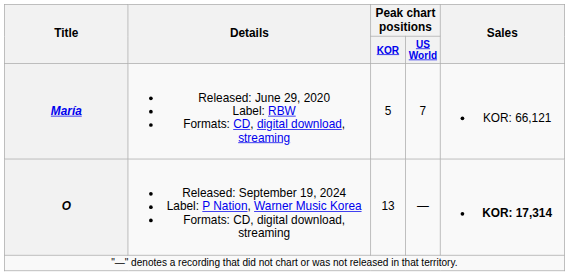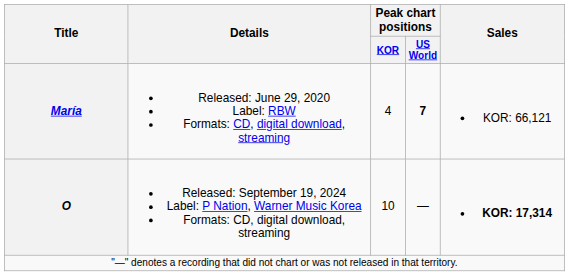(388, 111) 5 -> (388, 111) 4
(423, 111) normal -> (423, 111) bold
(388, 207) 13 -> (388, 207) 10
